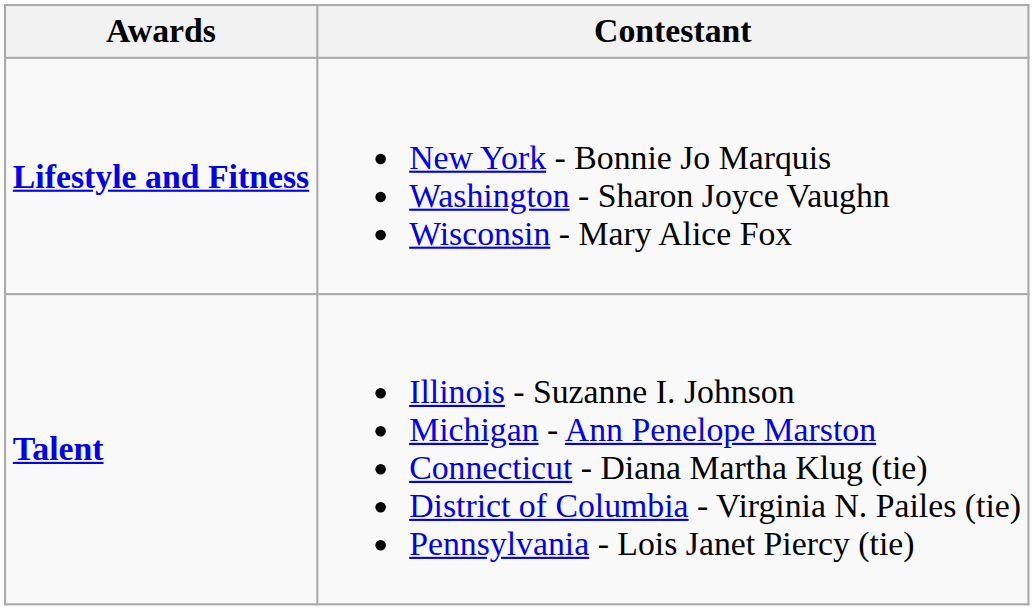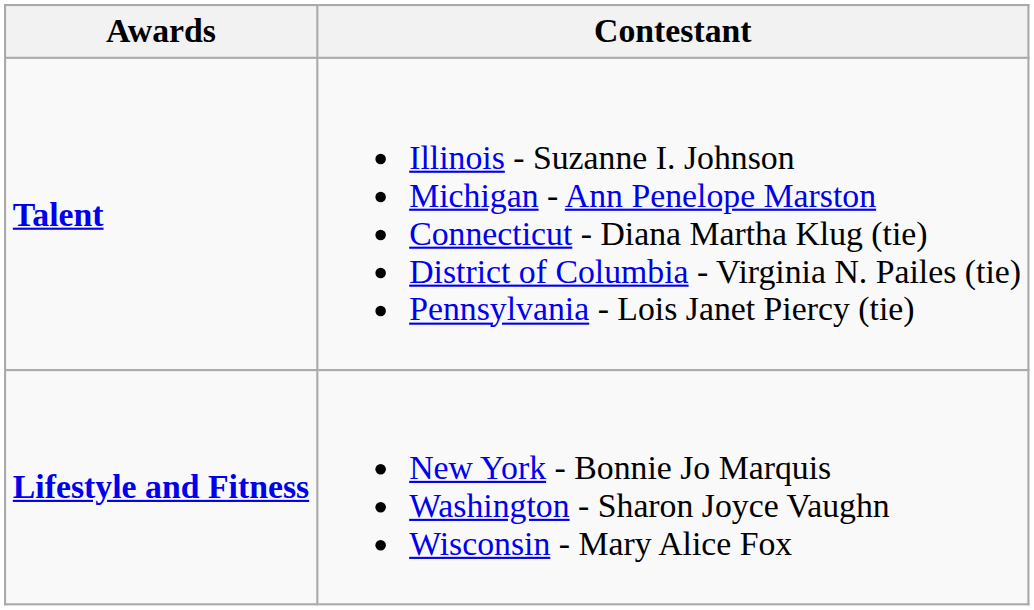rows swapped: (161, 175) <-> (58, 448)
